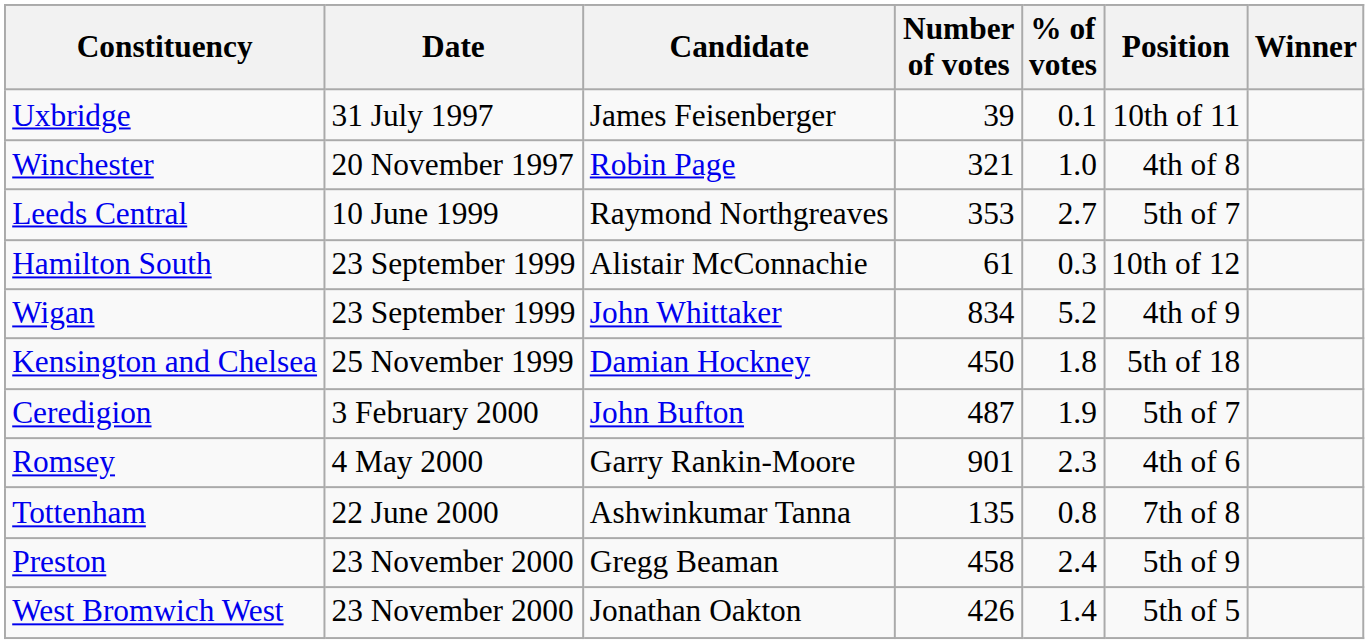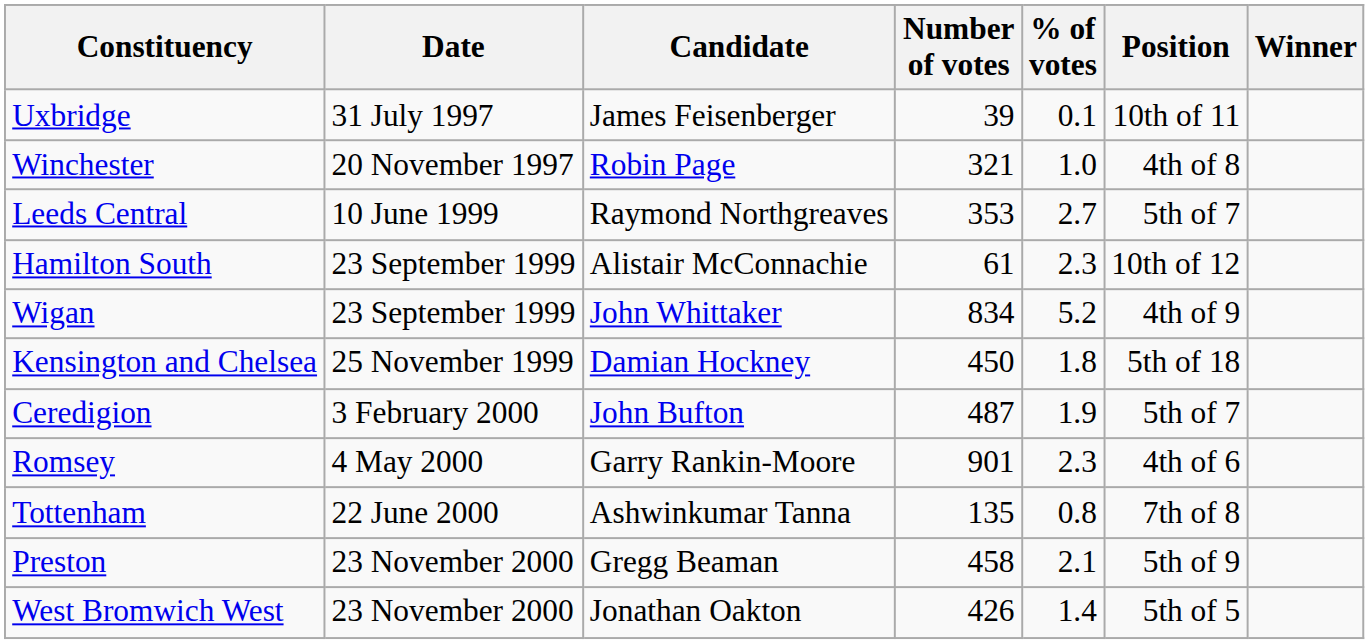(1077, 263) 0.3 -> (1077, 263) 2.3
(1077, 561) 2.4 -> (1077, 561) 2.1
